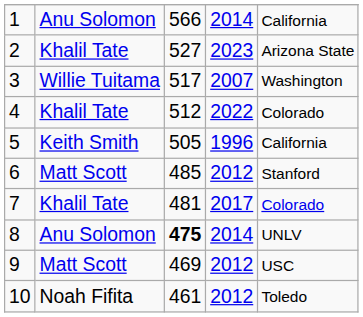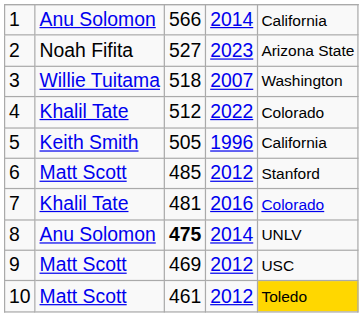(84, 50) Khalil Tate -> (86, 50) Noah Fifita
(185, 81) 517 -> (185, 81) 518
(232, 204) 2017 -> (232, 204) 2016
(86, 296) Noah Fifita -> (83, 296) Matt Scott
(284, 296) no background -> (284, 296) gold background
